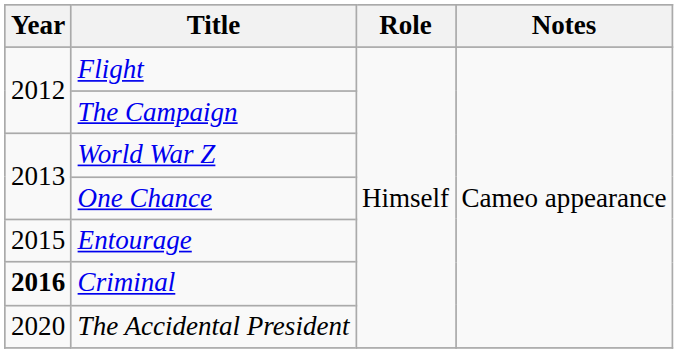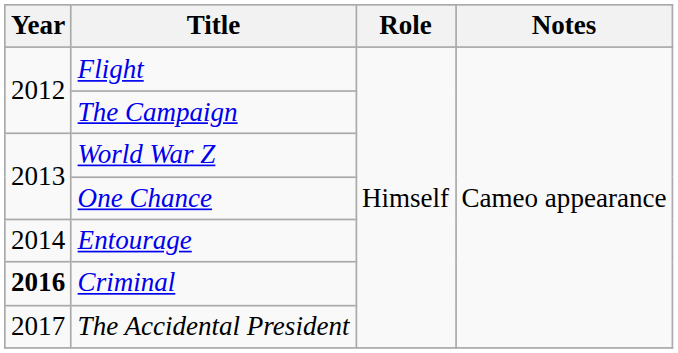(38, 240) 2015 -> (38, 240) 2014
(38, 326) 2020 -> (38, 326) 2017
